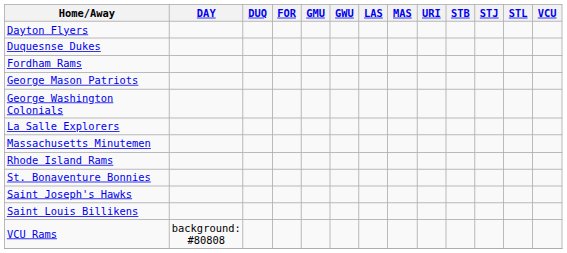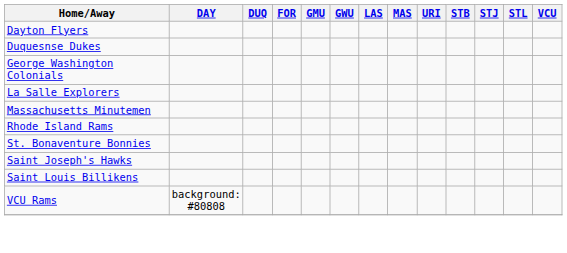- row: (44, 64)
- row: (73, 81)
